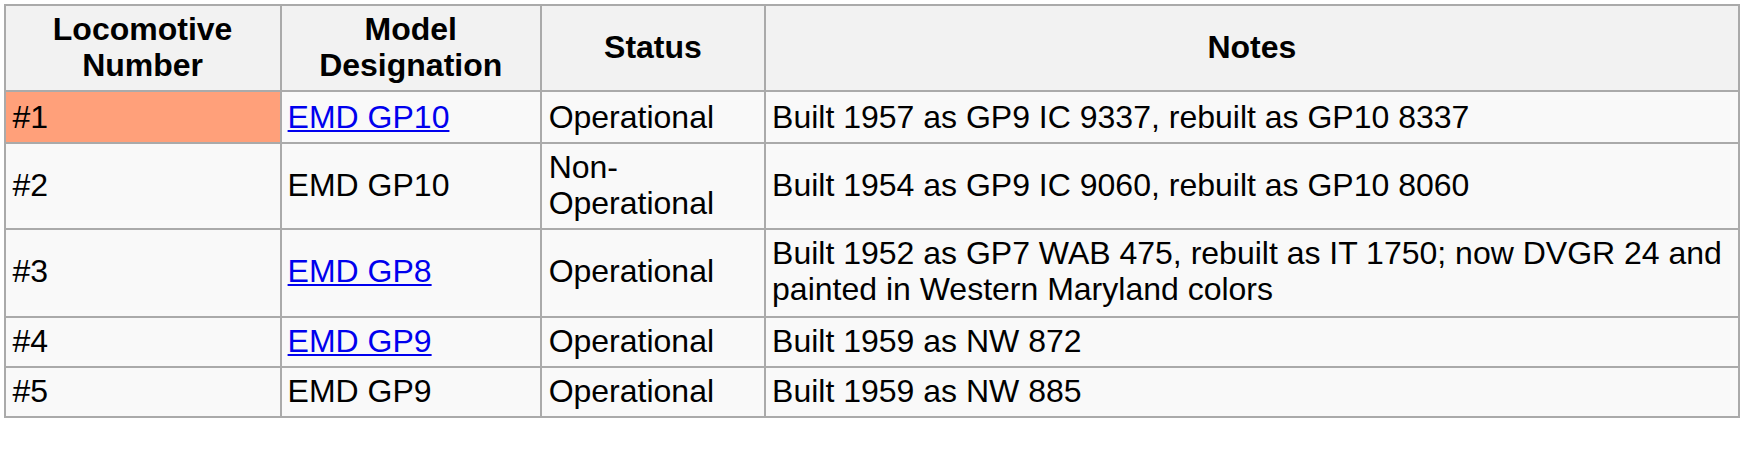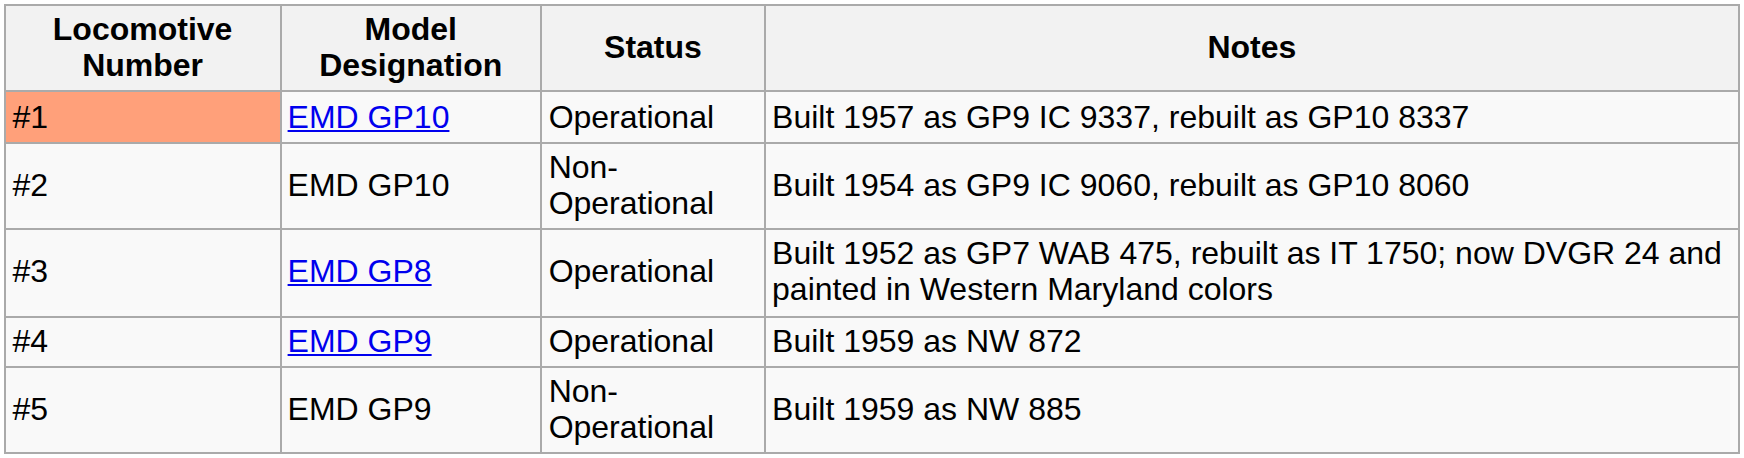(631, 391) Operational -> (631, 409) Non-Operational
